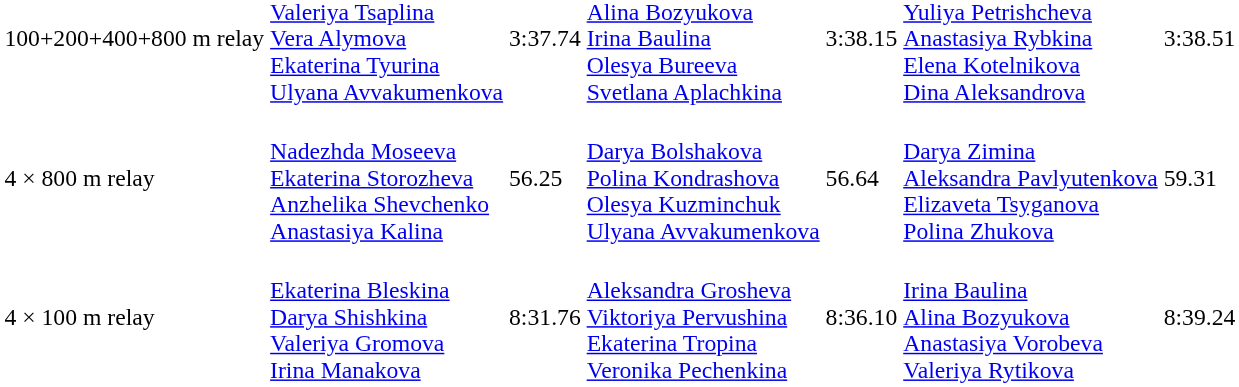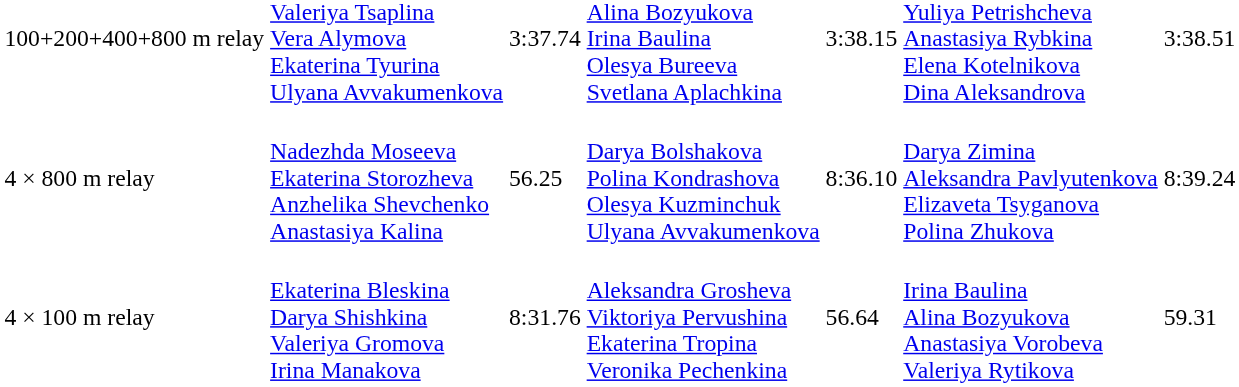(852, 177) 56.64 -> (861, 177) 8:36.10
(1190, 177) 59.31 -> (1199, 177) 8:39.24
(861, 317) 8:36.10 -> (852, 317) 56.64
(1199, 317) 8:39.24 -> (1190, 317) 59.31
